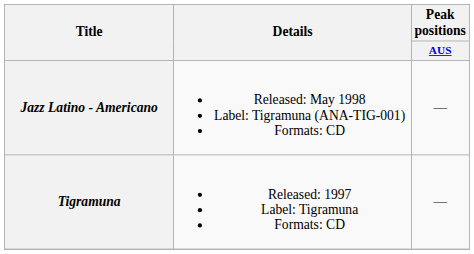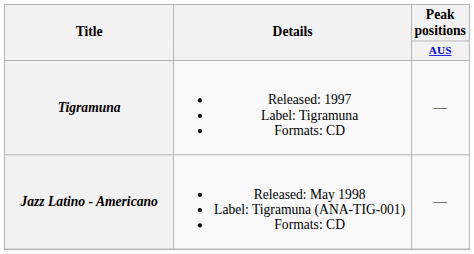rows swapped: (89, 202) <-> (89, 107)
